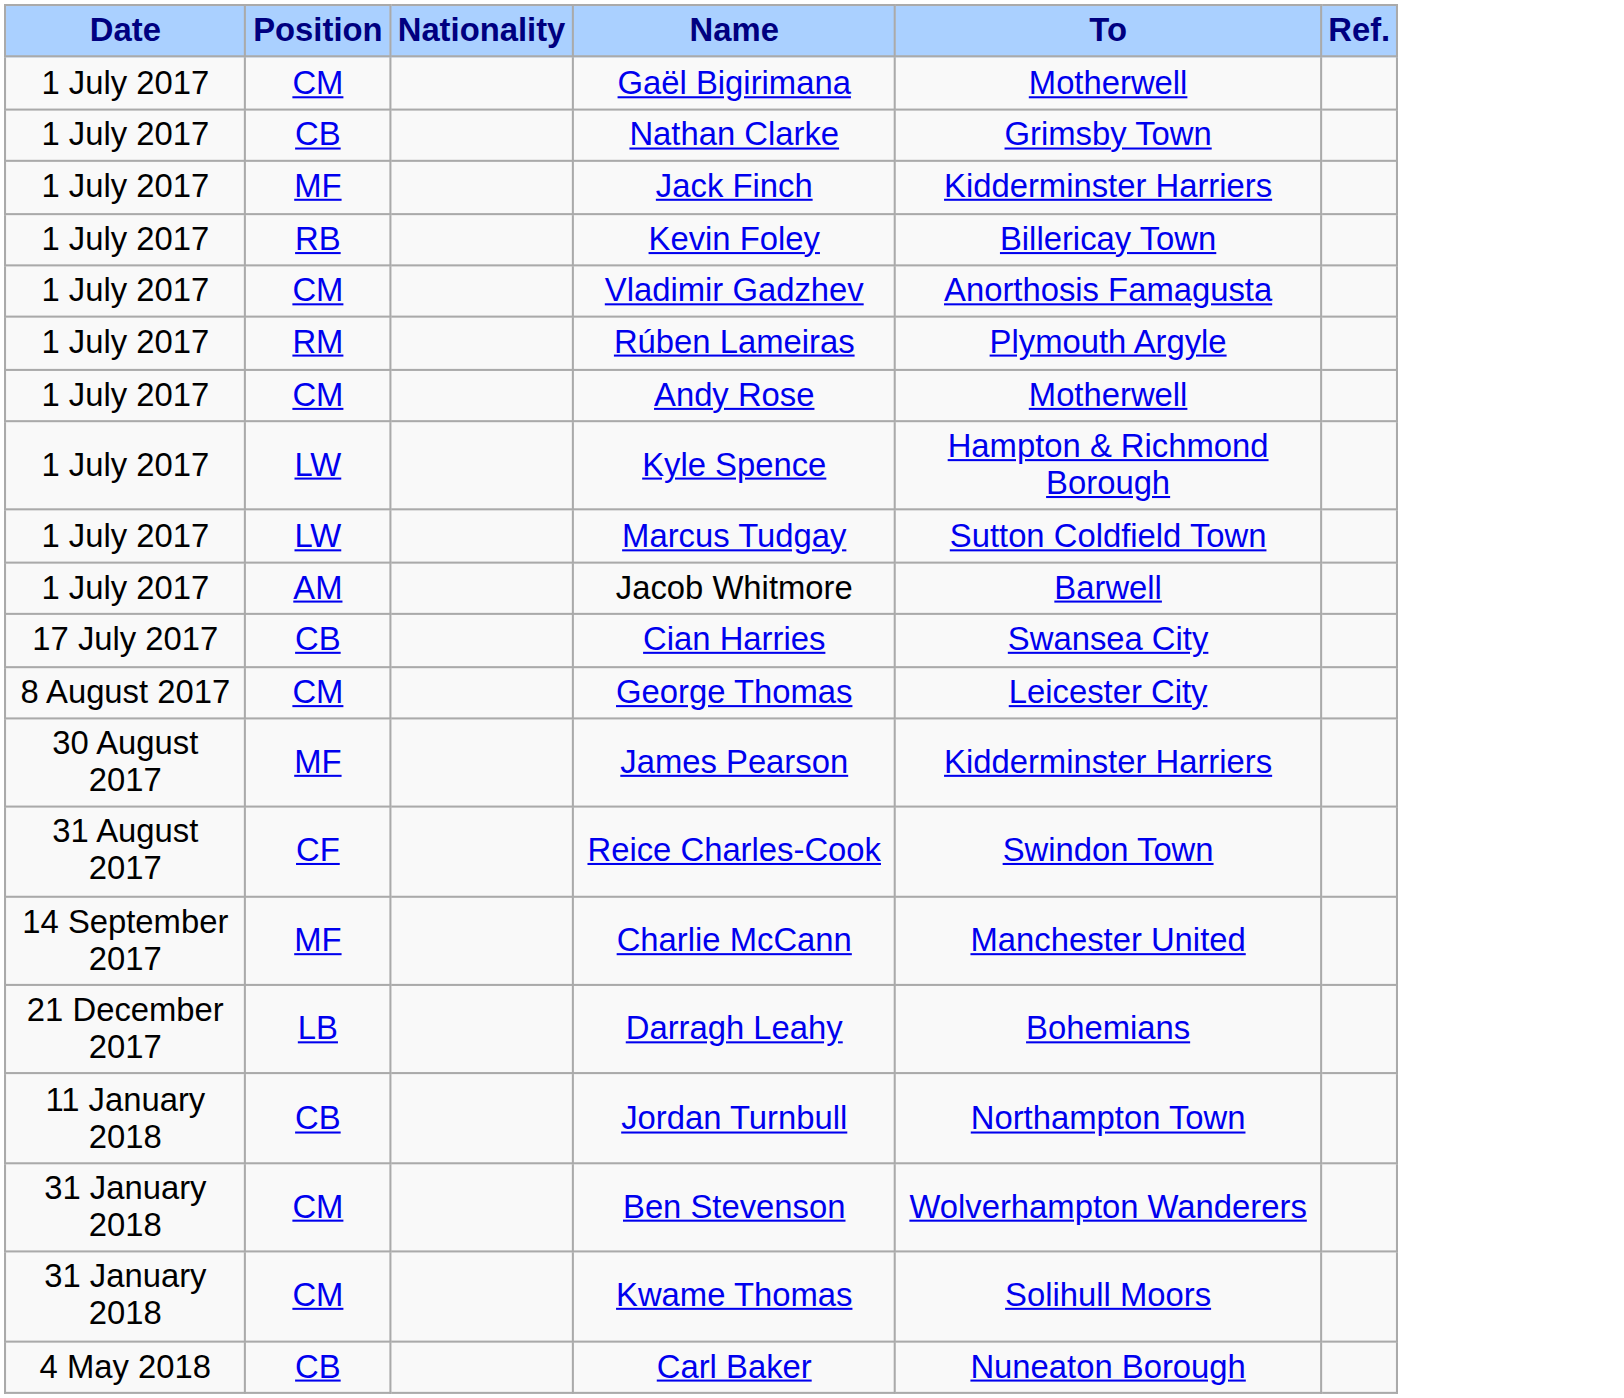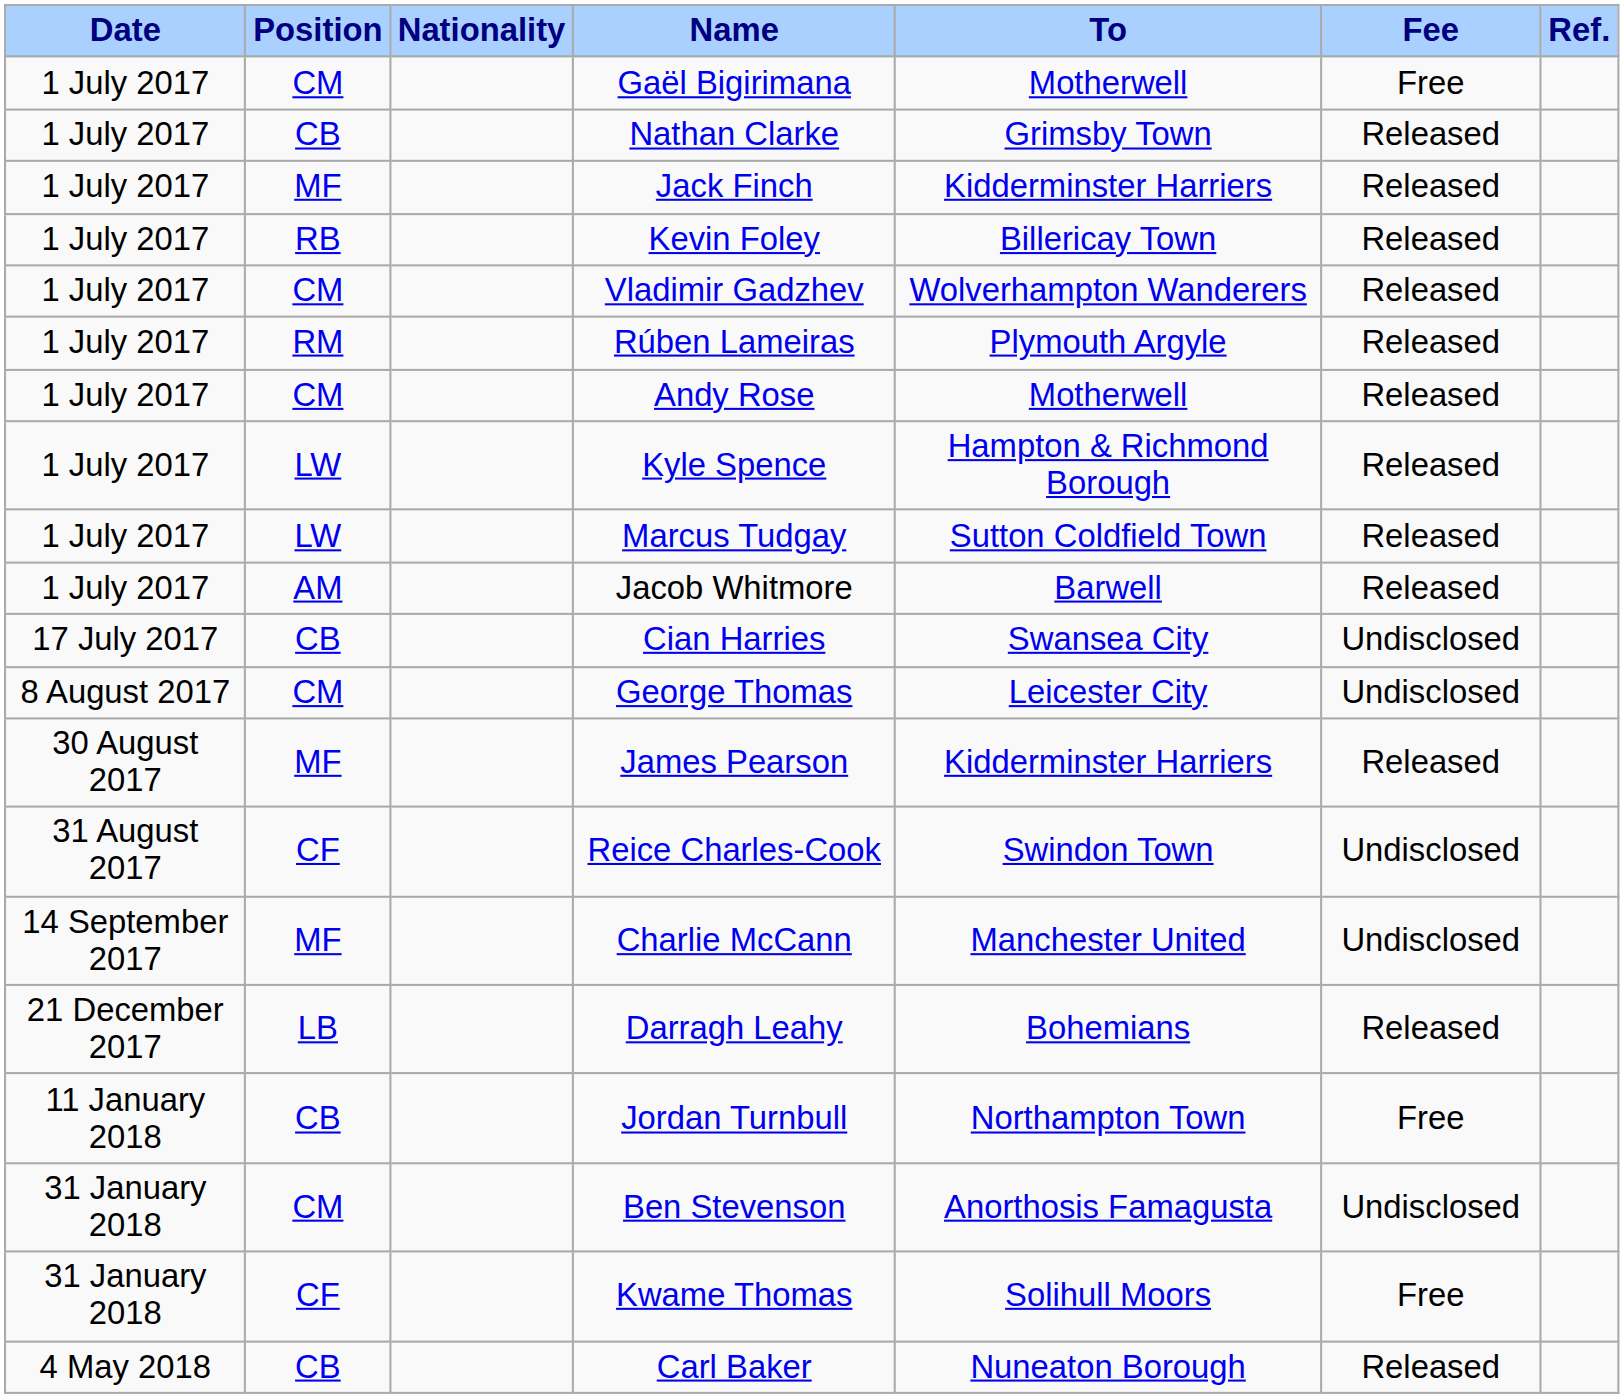+ column: (1431, 30)
(1108, 290) Anorthosis Famagusta -> (1108, 290) Wolverhampton Wanderers
(1108, 1206) Wolverhampton Wanderers -> (1108, 1206) Anorthosis Famagusta
(318, 1295) CM -> (318, 1295) CF
